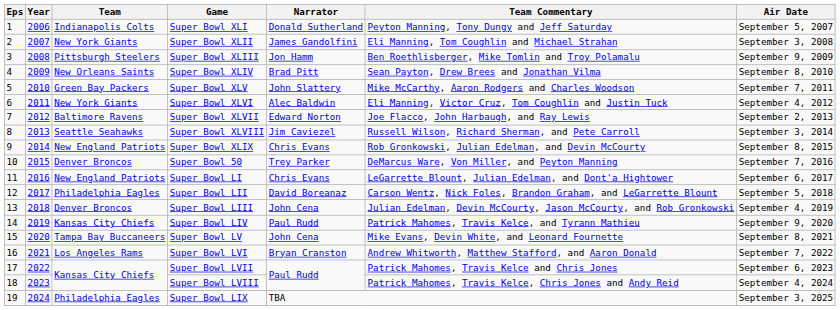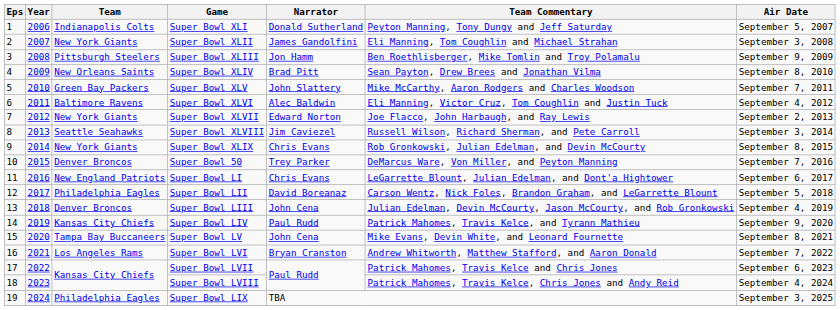(96, 102) New York Giants -> (99, 102) Baltimore Ravens
(99, 117) Baltimore Ravens -> (96, 117) New York Giants
(110, 147) New England Patriots -> (96, 147) New York Giants
